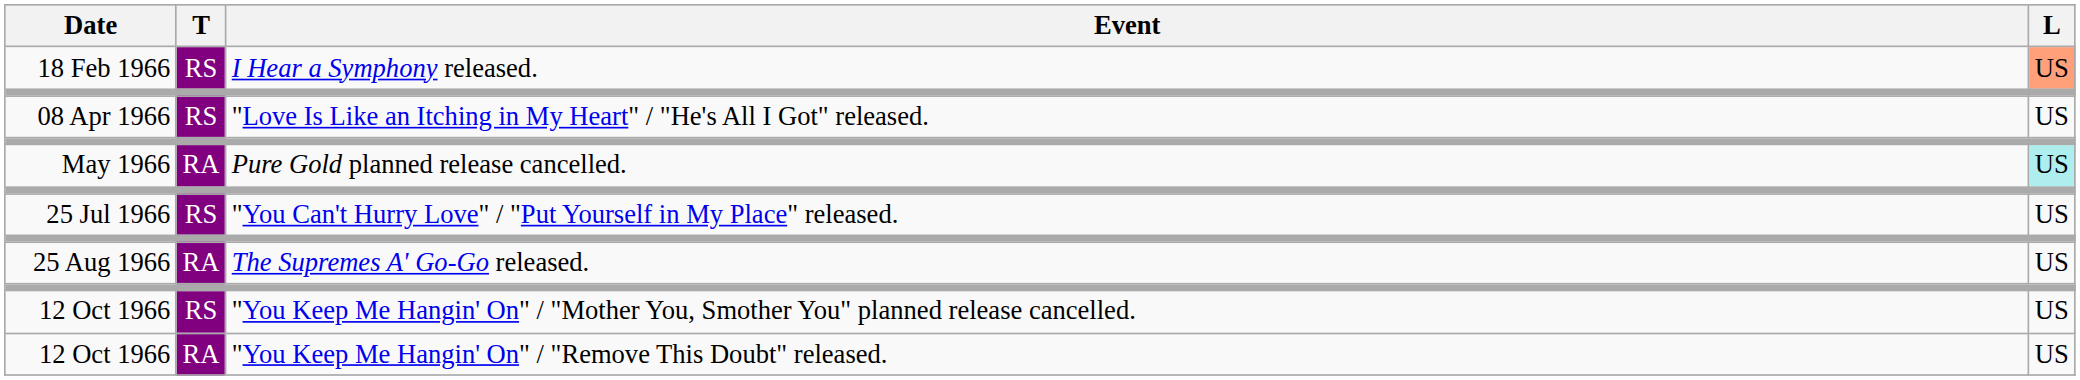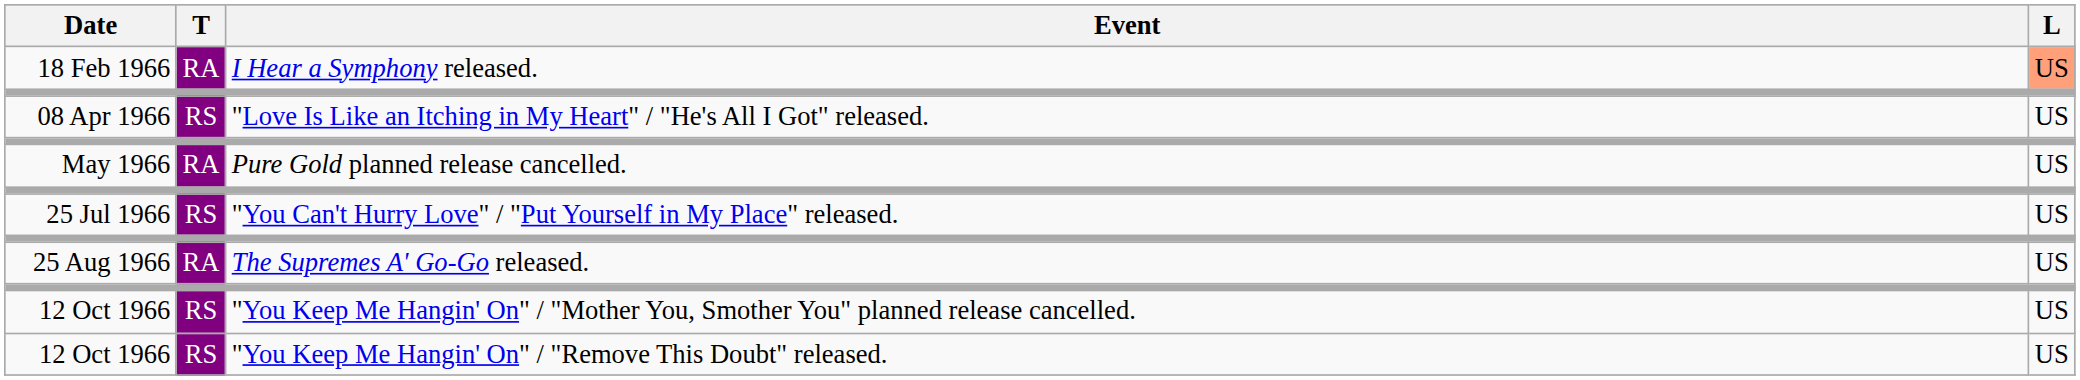(201, 67) RS -> (201, 67) RA
(2052, 165) paleturquoise background -> (2052, 165) no background
(201, 353) RA -> (201, 353) RS
